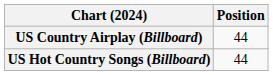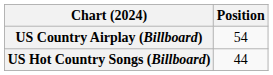(241, 37) 44 -> (241, 37) 54
